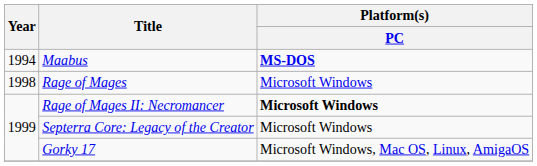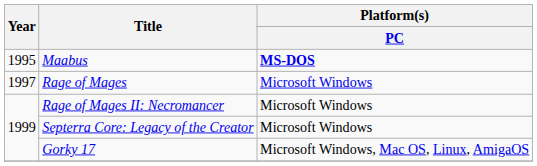(22, 60) 1994 -> (22, 60) 1995
(22, 82) 1998 -> (22, 82) 1997
(319, 104) bold -> (316, 104) normal
